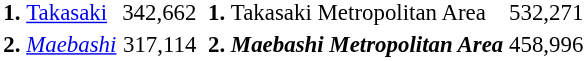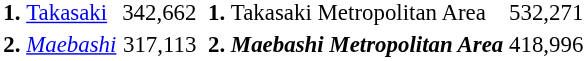(160, 44) 317,114 -> (160, 44) 317,113
(546, 44) 458,996 -> (546, 44) 418,996
